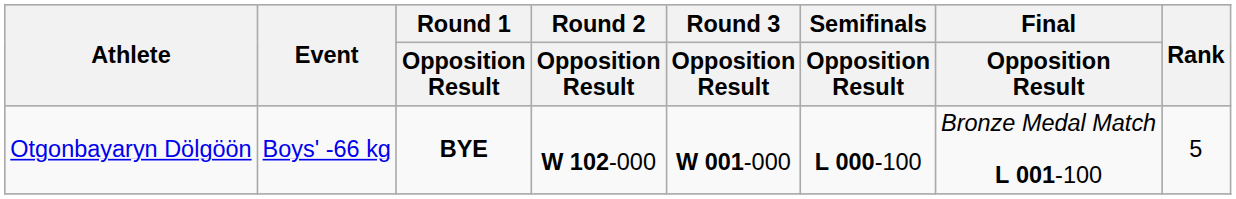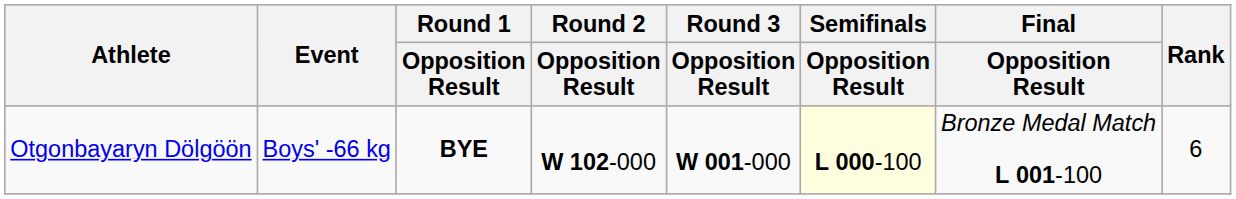(868, 163) no background -> (868, 163) lightyellow background
(1196, 150) 5 -> (1196, 150) 6
